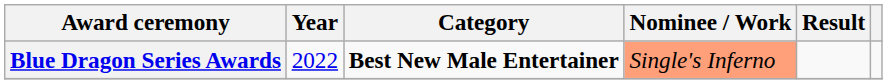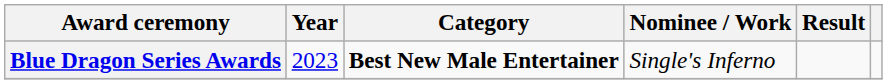(315, 59) 2022 -> (315, 59) 2023
(702, 59) lightsalmon background -> (702, 59) no background
